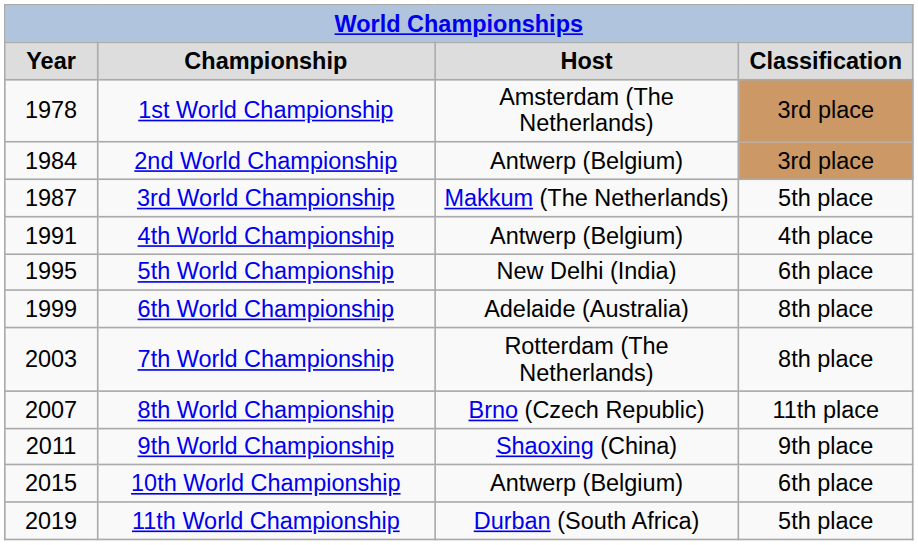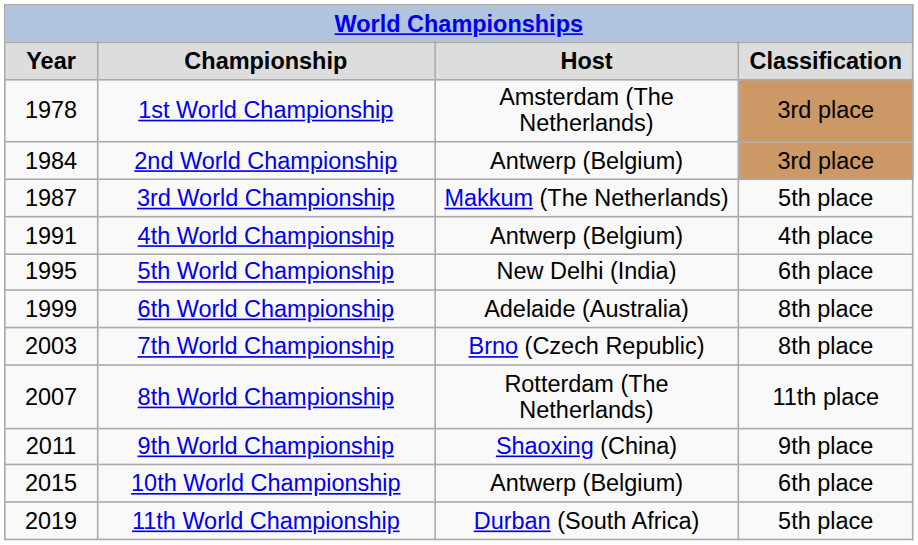(587, 360) Rotterdam (The Netherlands) -> (587, 346) Brno (Czech Republic)
(587, 410) Brno (Czech Republic) -> (587, 397) Rotterdam (The Netherlands)
